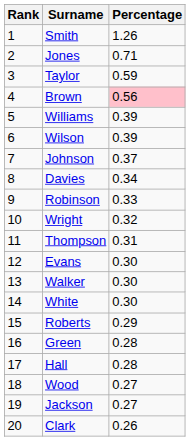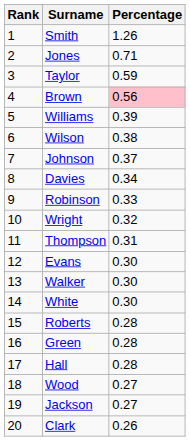(125, 138) 0.39 -> (125, 138) 0.38
(125, 323) 0.29 -> (125, 323) 0.28
